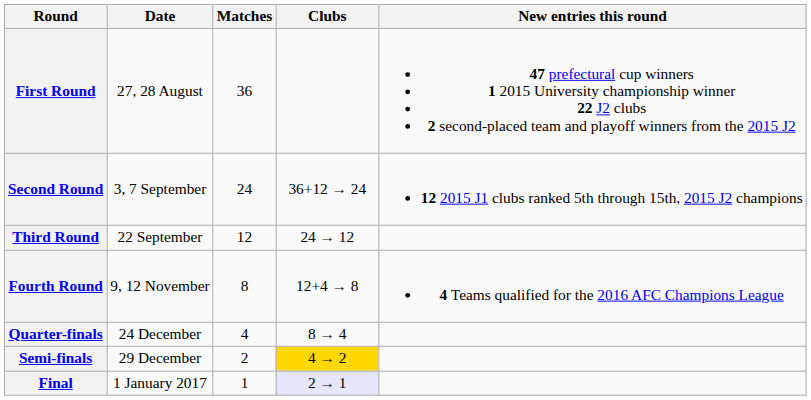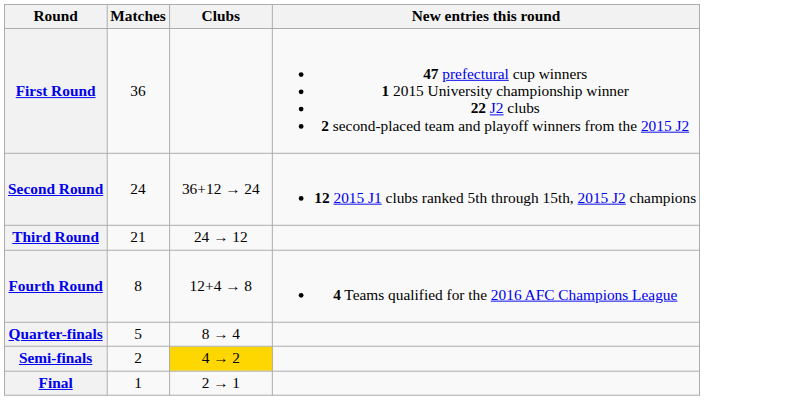- column: (160, 16)
(244, 237) 12 -> (138, 237) 21
(244, 334) 4 -> (138, 334) 5
(327, 383) lavender background -> (221, 383) no background
